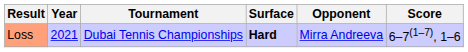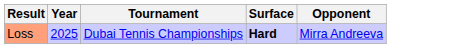- column: (425, 14)
(64, 35) 2021 -> (64, 33) 2025
